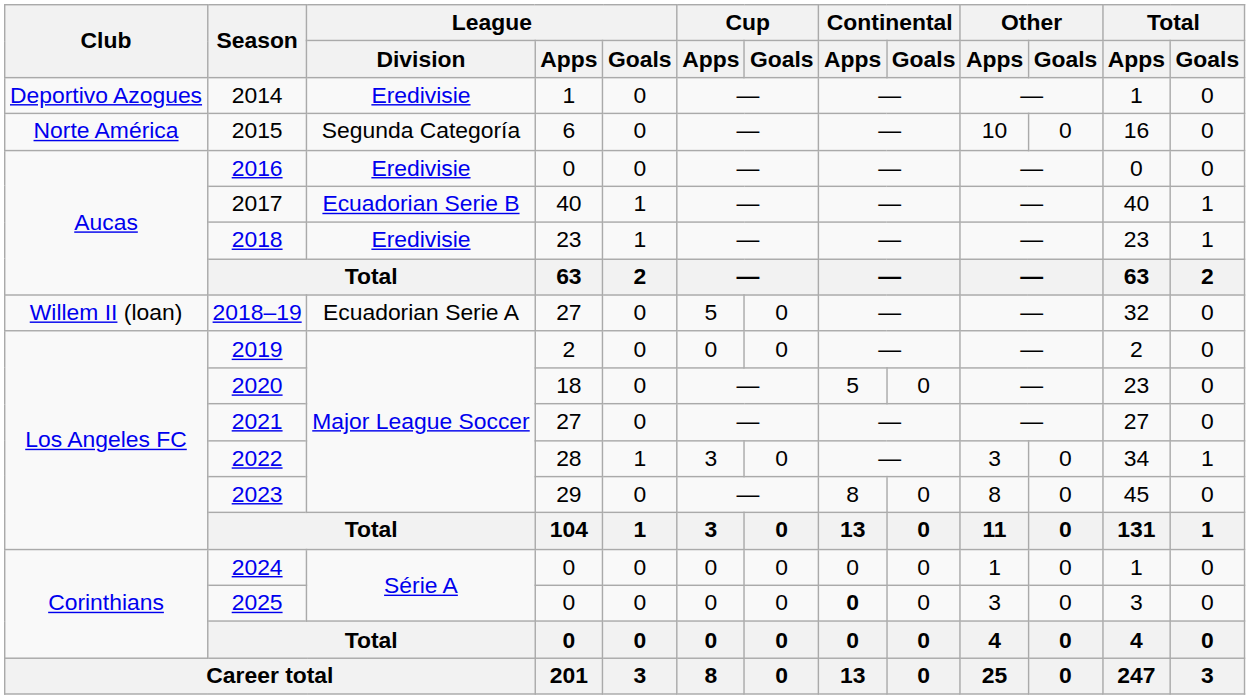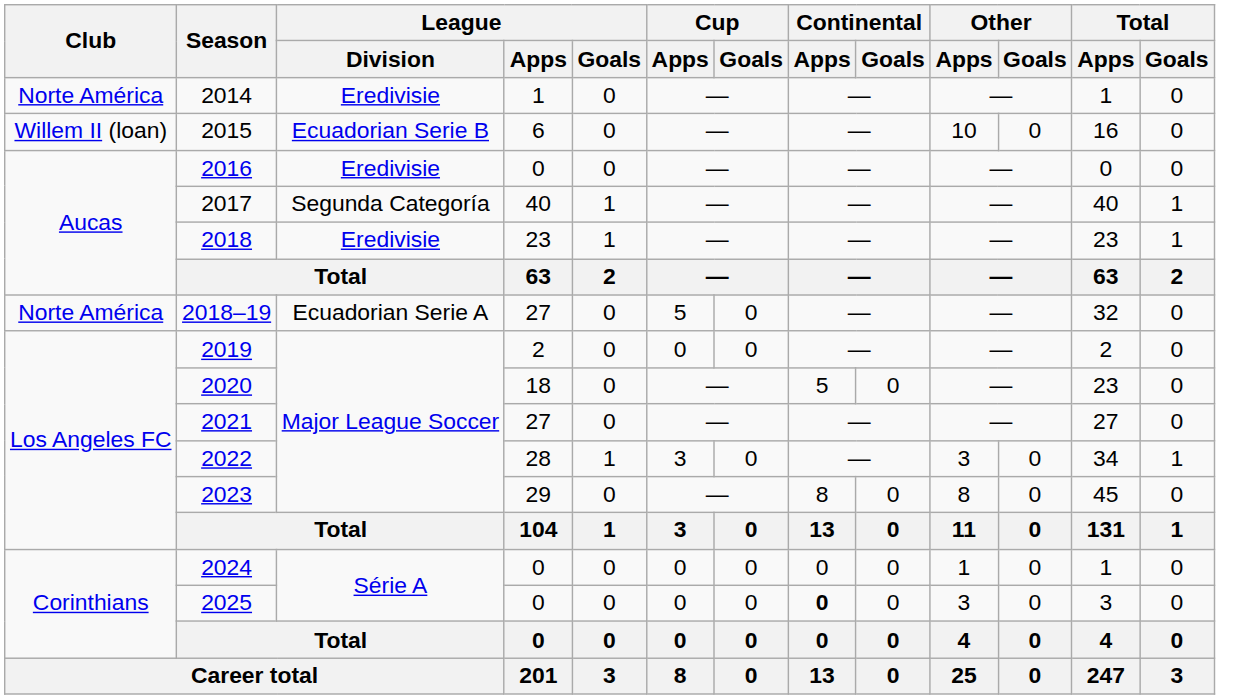(106, 95) Deportivo Azogues -> (91, 95) Norte América
(106, 131) Norte América -> (91, 131) Willem II (loan)
(421, 131) Segunda Categoría -> (390, 131) Ecuadorian Serie B
(421, 204) Ecuadorian Serie B -> (390, 204) Segunda Categoría
(106, 312) Willem II (loan) -> (91, 312) Norte América
